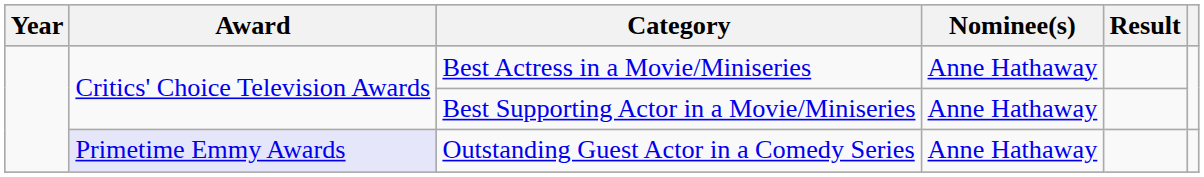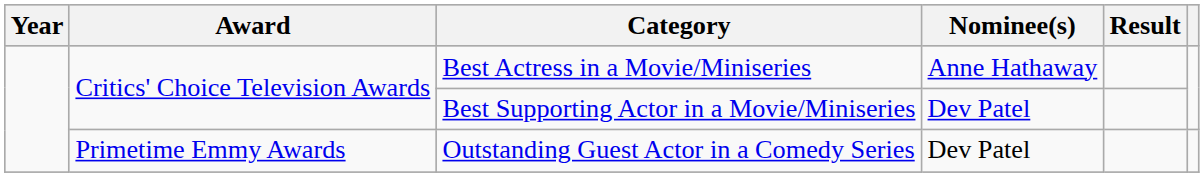(1012, 108) Anne Hathaway -> (979, 108) Dev Patel
(210, 150) lavender background -> (210, 150) no background
(1012, 150) Anne Hathaway -> (979, 150) Dev Patel
